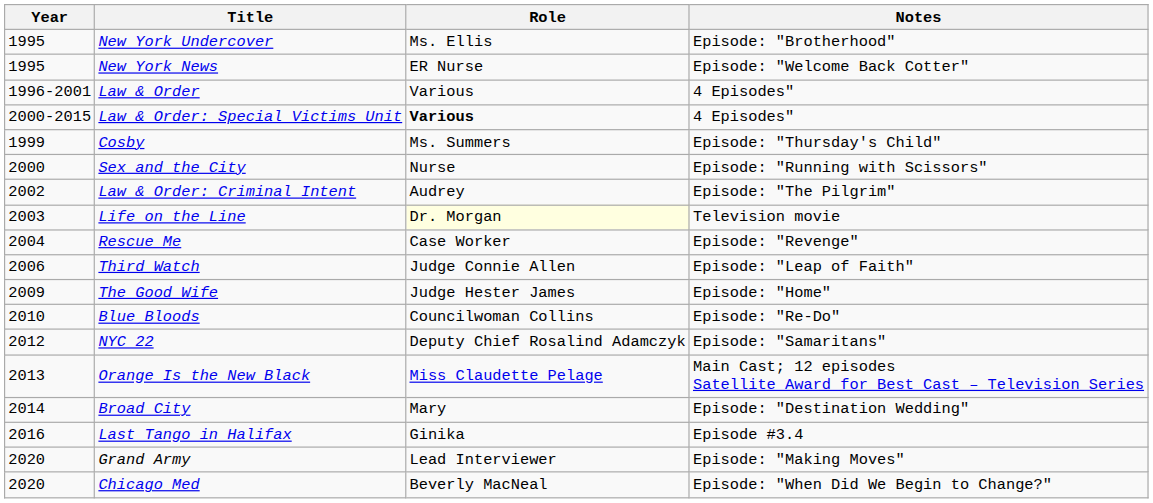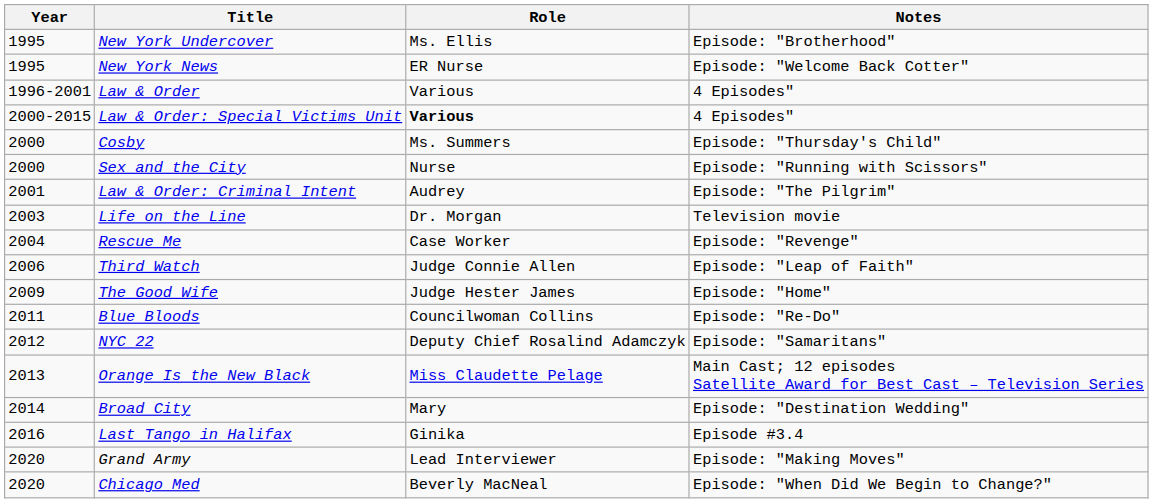(27, 142) 1999 -> (27, 142) 2000
(27, 192) 2002 -> (27, 192) 2001
(456, 217) lightyellow background -> (456, 217) no background
(27, 317) 2010 -> (27, 317) 2011
